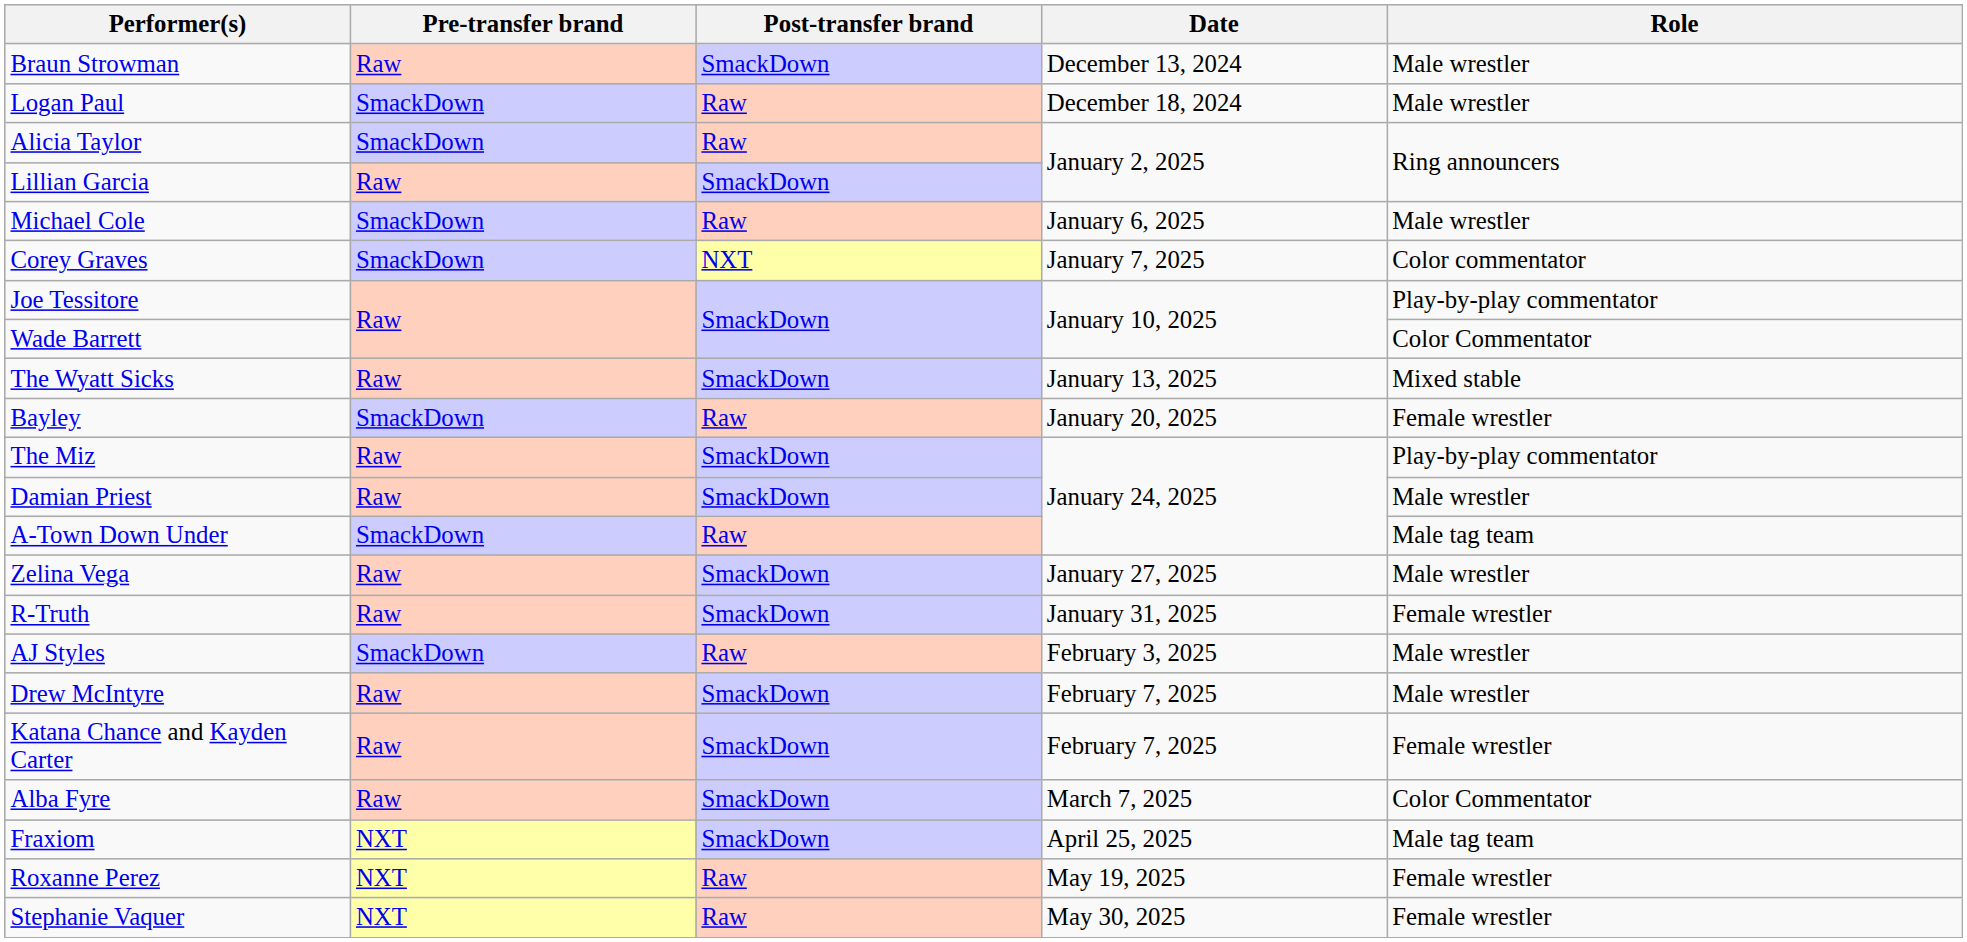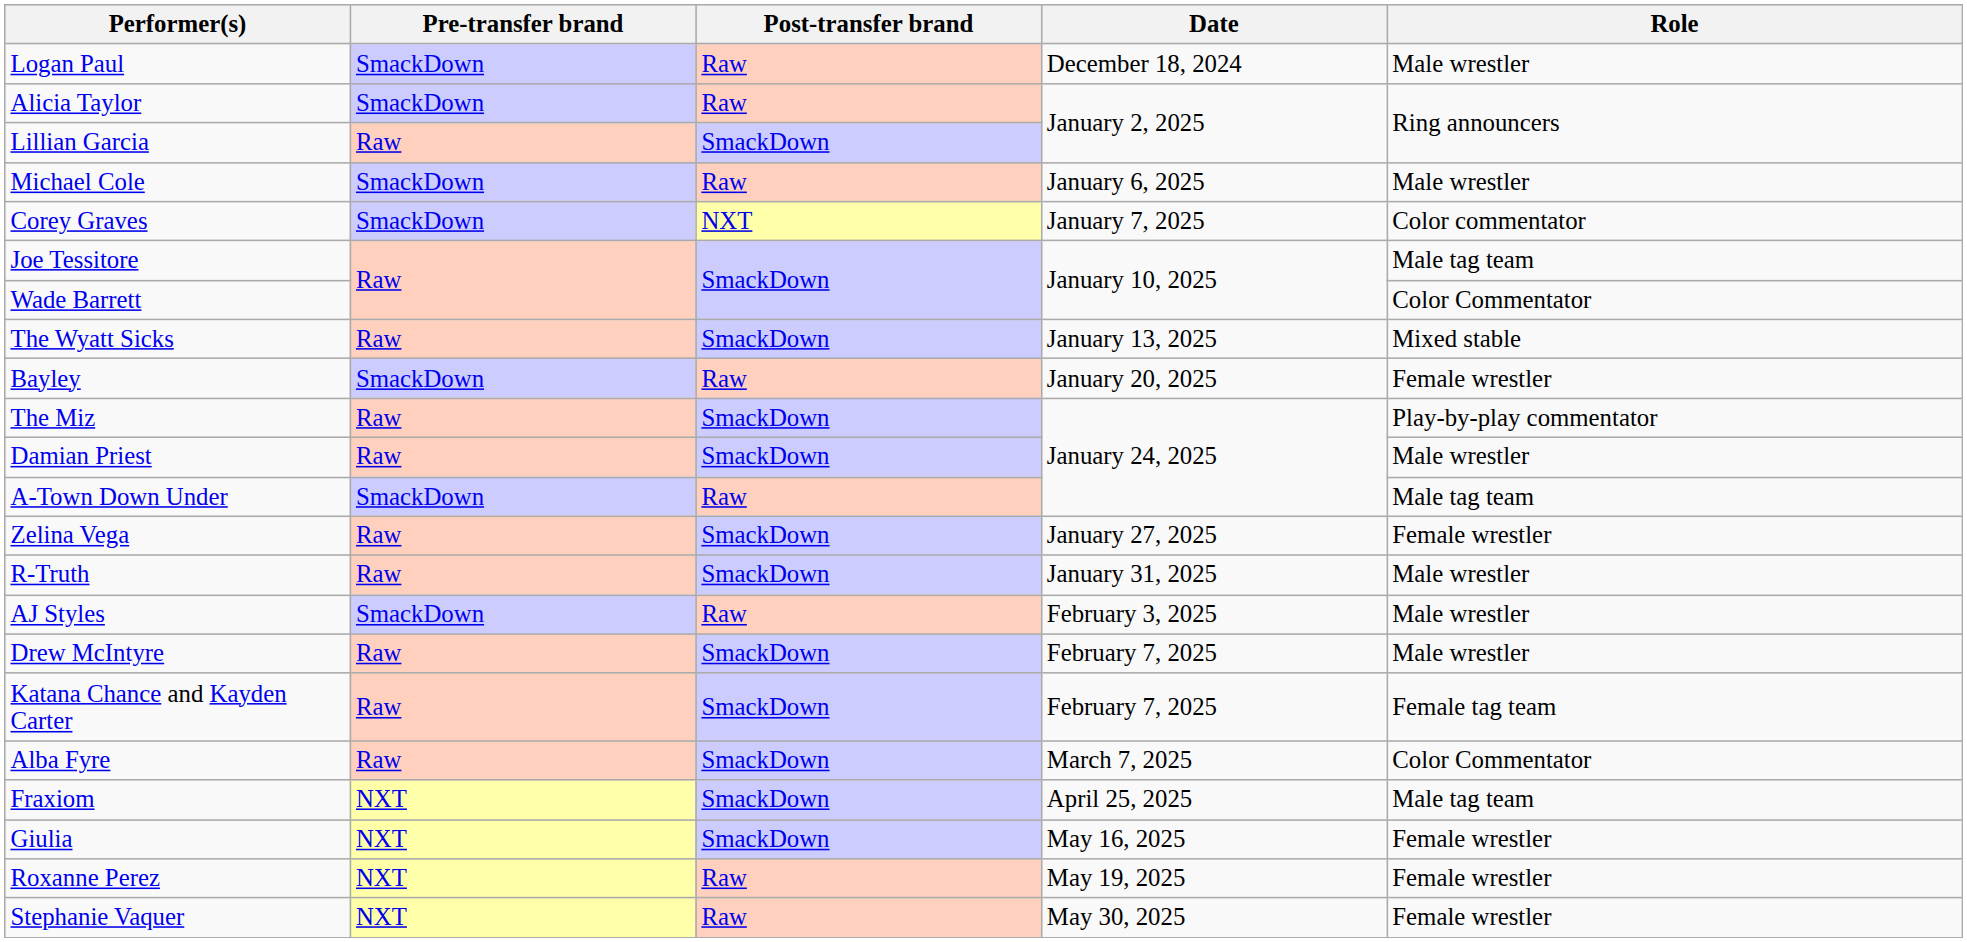- row: (95, 63)
(1525, 299) Play-by-play commentator -> (1463, 260) Male tag team
(1461, 574) Male wrestler -> (1472, 535) Female wrestler
(1472, 614) Female wrestler -> (1461, 574) Male wrestler
(1472, 746) Female wrestler -> (1474, 706) Female tag team
+ row: (41, 838)
